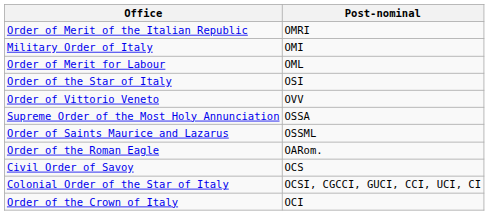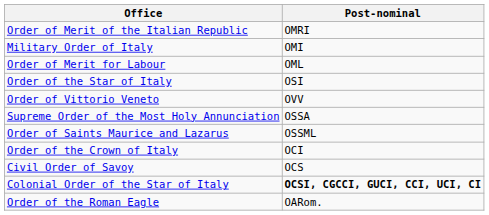rows swapped: (92, 202) <-> (83, 150)
(383, 185) normal -> (383, 185) bold
